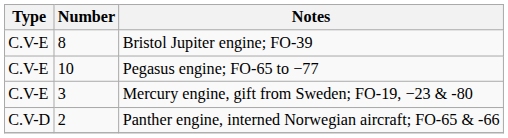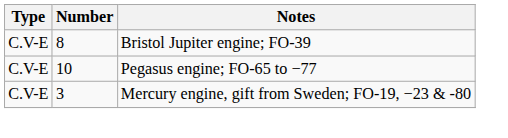- row: (311, 119)
